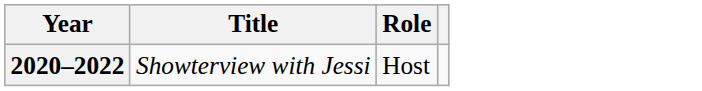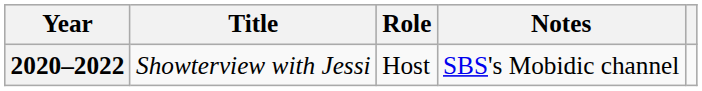+ column: (561, 24)
